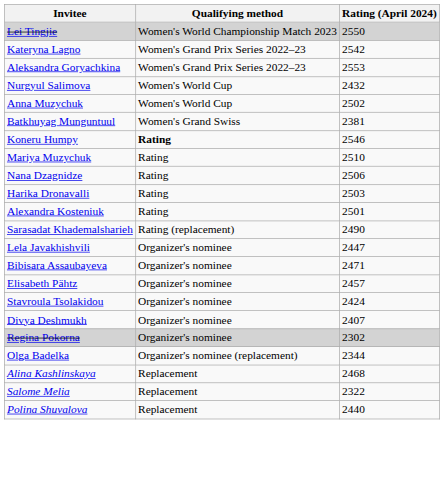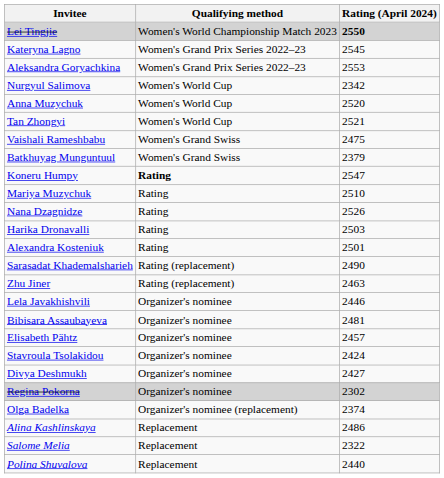(353, 31) normal -> (353, 31) bold
(353, 49) 2542 -> (353, 49) 2545
(353, 85) 2432 -> (353, 85) 2342
(353, 103) 2502 -> (353, 103) 2520
+ row: (36, 121)
+ row: (56, 139)
(353, 121) 2381 -> (353, 157) 2379
(353, 139) 2546 -> (353, 175) 2547
(353, 175) 2506 -> (353, 211) 2526
+ row: (29, 283)
(353, 247) 2447 -> (353, 301) 2446
(353, 265) 2471 -> (353, 319) 2481
(353, 319) 2407 -> (353, 373) 2427
(353, 355) 2344 -> (353, 409) 2374
(353, 373) 2468 -> (353, 427) 2486
